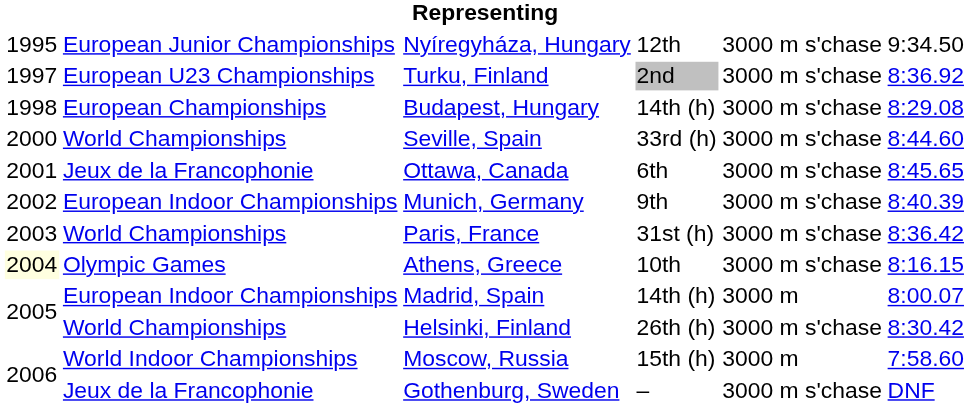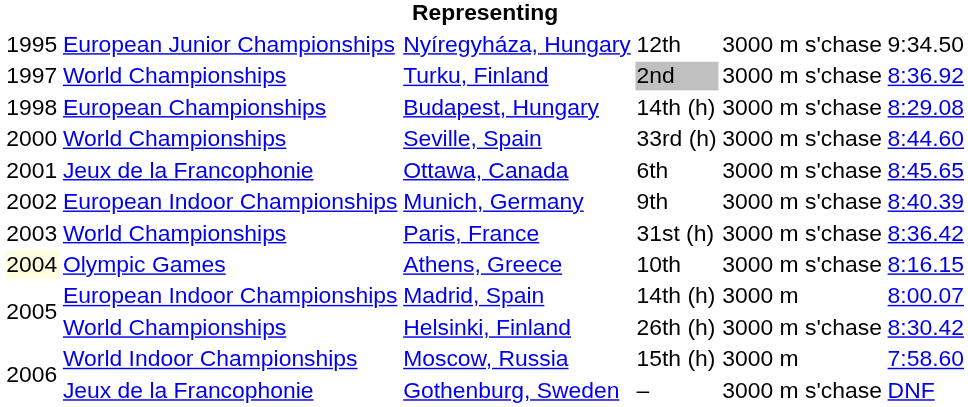(219, 75) European U23 Championships -> (175, 75) World Championships
